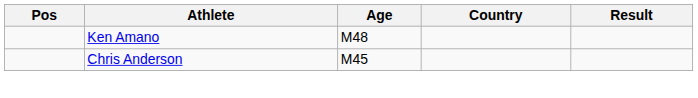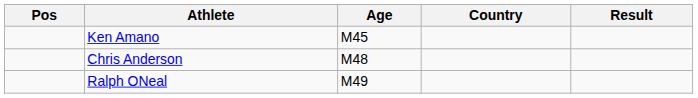(354, 37) M48 -> (354, 37) M45
(354, 59) M45 -> (354, 59) M48
+ row: (127, 81)
